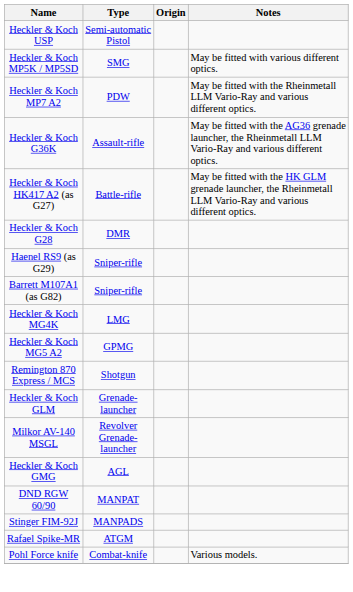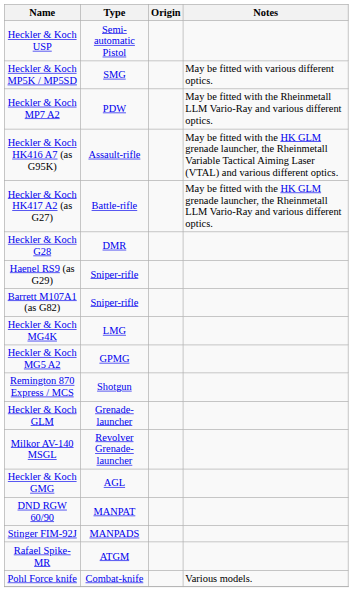- row: (43, 143)
+ row: (42, 154)
